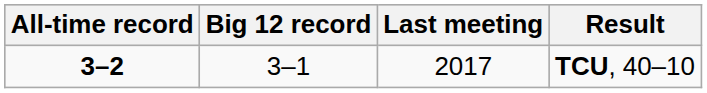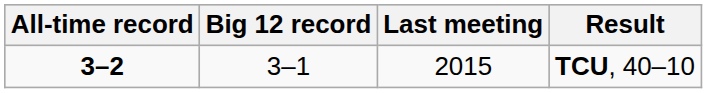(463, 66) 2017 -> (463, 66) 2015
